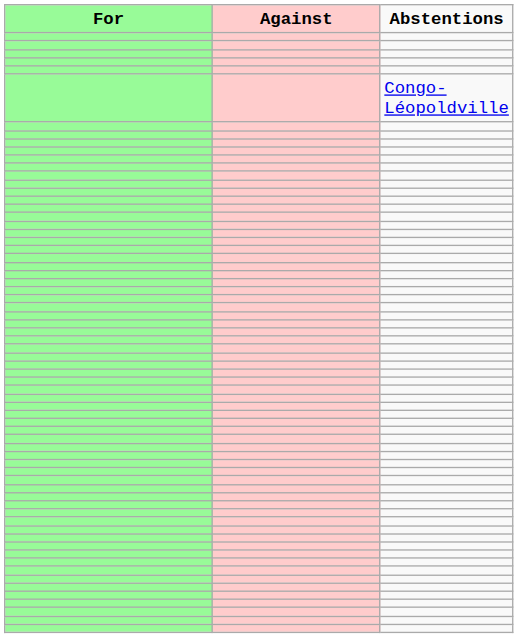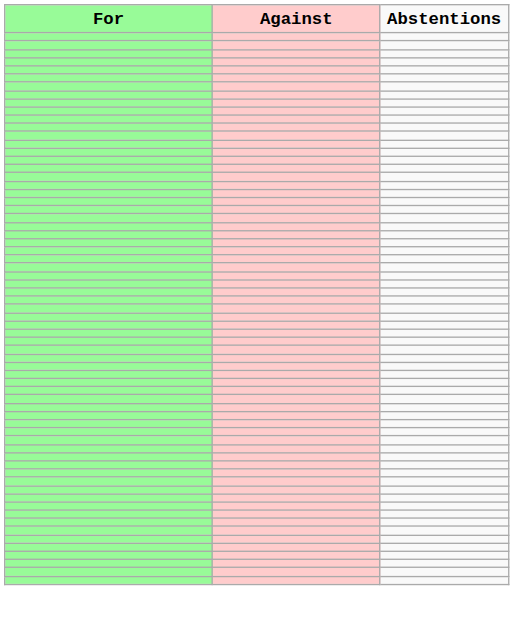- row: (109, 98)
